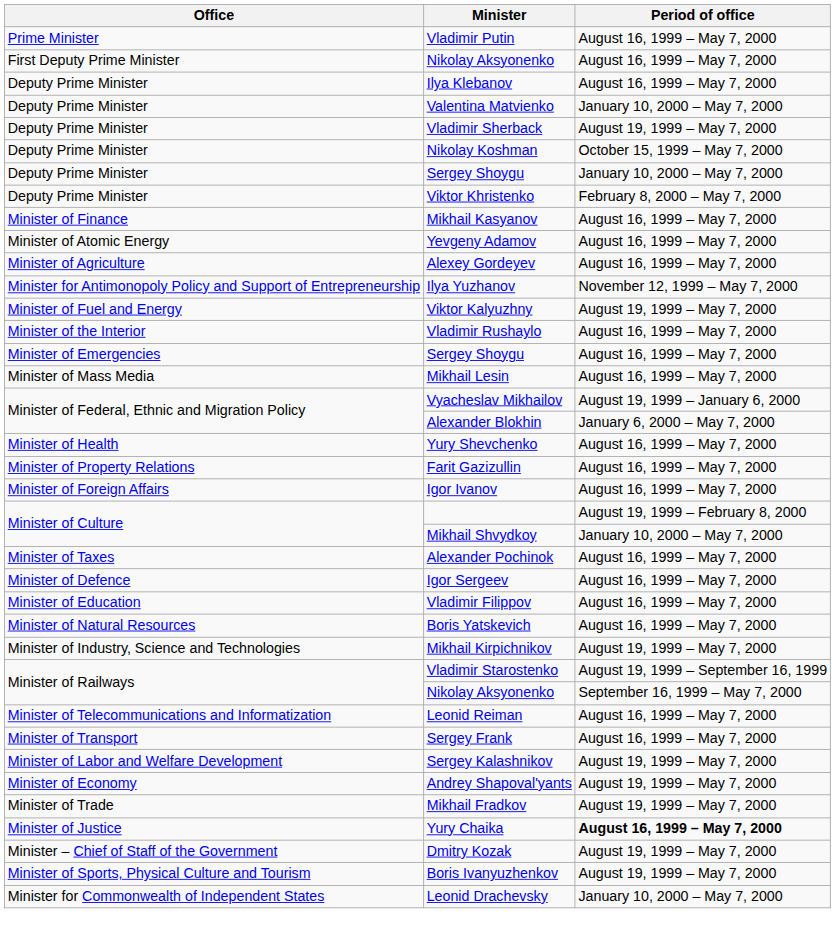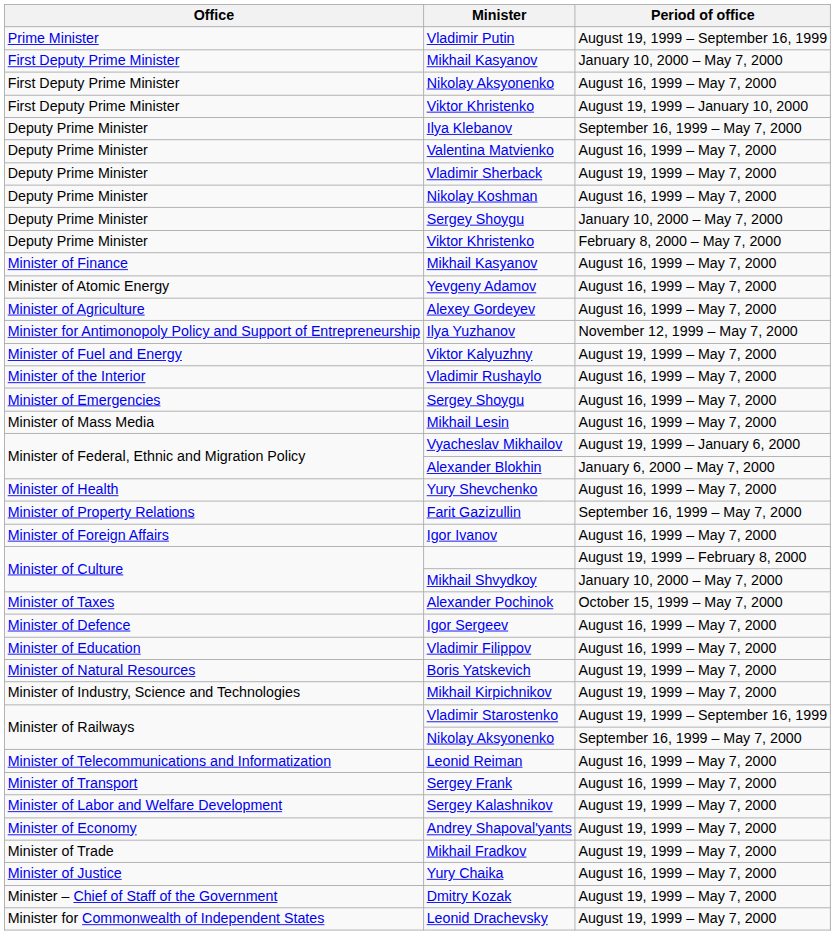(677, 38) August 16, 1999 – May 7, 2000 -> (703, 38) August 19, 1999 – September 16, 1999
+ row: (94, 60)
+ row: (94, 106)
(677, 83) August 16, 1999 – May 7, 2000 -> (690, 128) September 16, 1999 – May 7, 2000
(681, 106) January 10, 2000 – May 7, 2000 -> (677, 151) August 16, 1999 – May 7, 2000
(681, 151) October 15, 1999 – May 7, 2000 -> (677, 196) August 16, 1999 – May 7, 2000
(677, 467) August 16, 1999 – May 7, 2000 -> (690, 512) September 16, 1999 – May 7, 2000
(677, 557) August 16, 1999 – May 7, 2000 -> (681, 602) October 15, 1999 – May 7, 2000
(677, 625) August 16, 1999 – May 7, 2000 -> (677, 670) August 19, 1999 – May 7, 2000
(680, 828) bold -> (677, 873) normal
- row: (159, 873)
(681, 896) January 10, 2000 – May 7, 2000 -> (677, 919) August 19, 1999 – May 7, 2000
